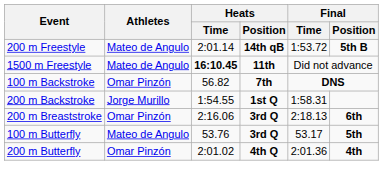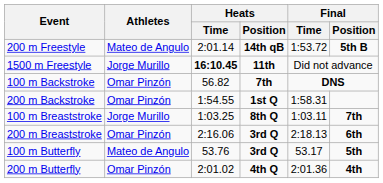(148, 65) Mateo de Angulo -> (138, 65) Jorge Murillo
(138, 100) Jorge Murillo -> (139, 100) Omar Pinzón
+ row: (54, 117)
